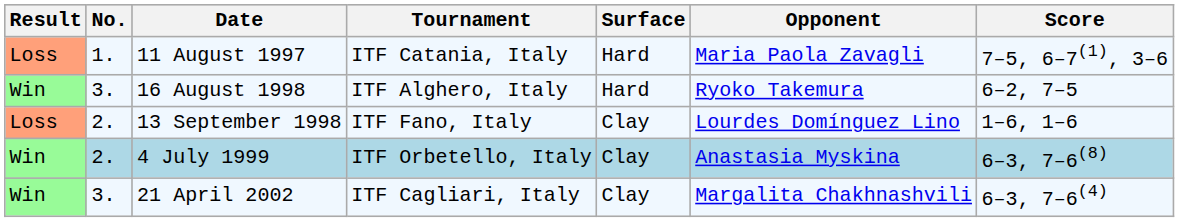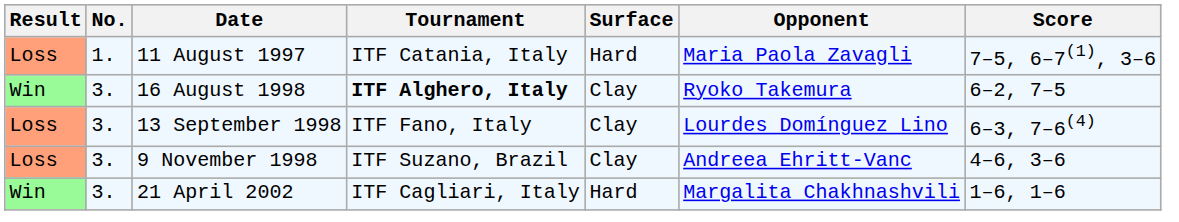(459, 91) normal -> (459, 91) bold
(625, 91) Hard -> (613, 91) Clay
(103, 123) 2. -> (103, 126) 3.
(1030, 123) 1–6, 1–6 -> (1033, 126) 6–3, 7–6(4)
+ row: (227, 161)
- row: (203, 158)
(625, 196) Clay -> (613, 193) Hard
(1045, 196) 6–3, 7–6(4) -> (1018, 193) 1–6, 1–6
